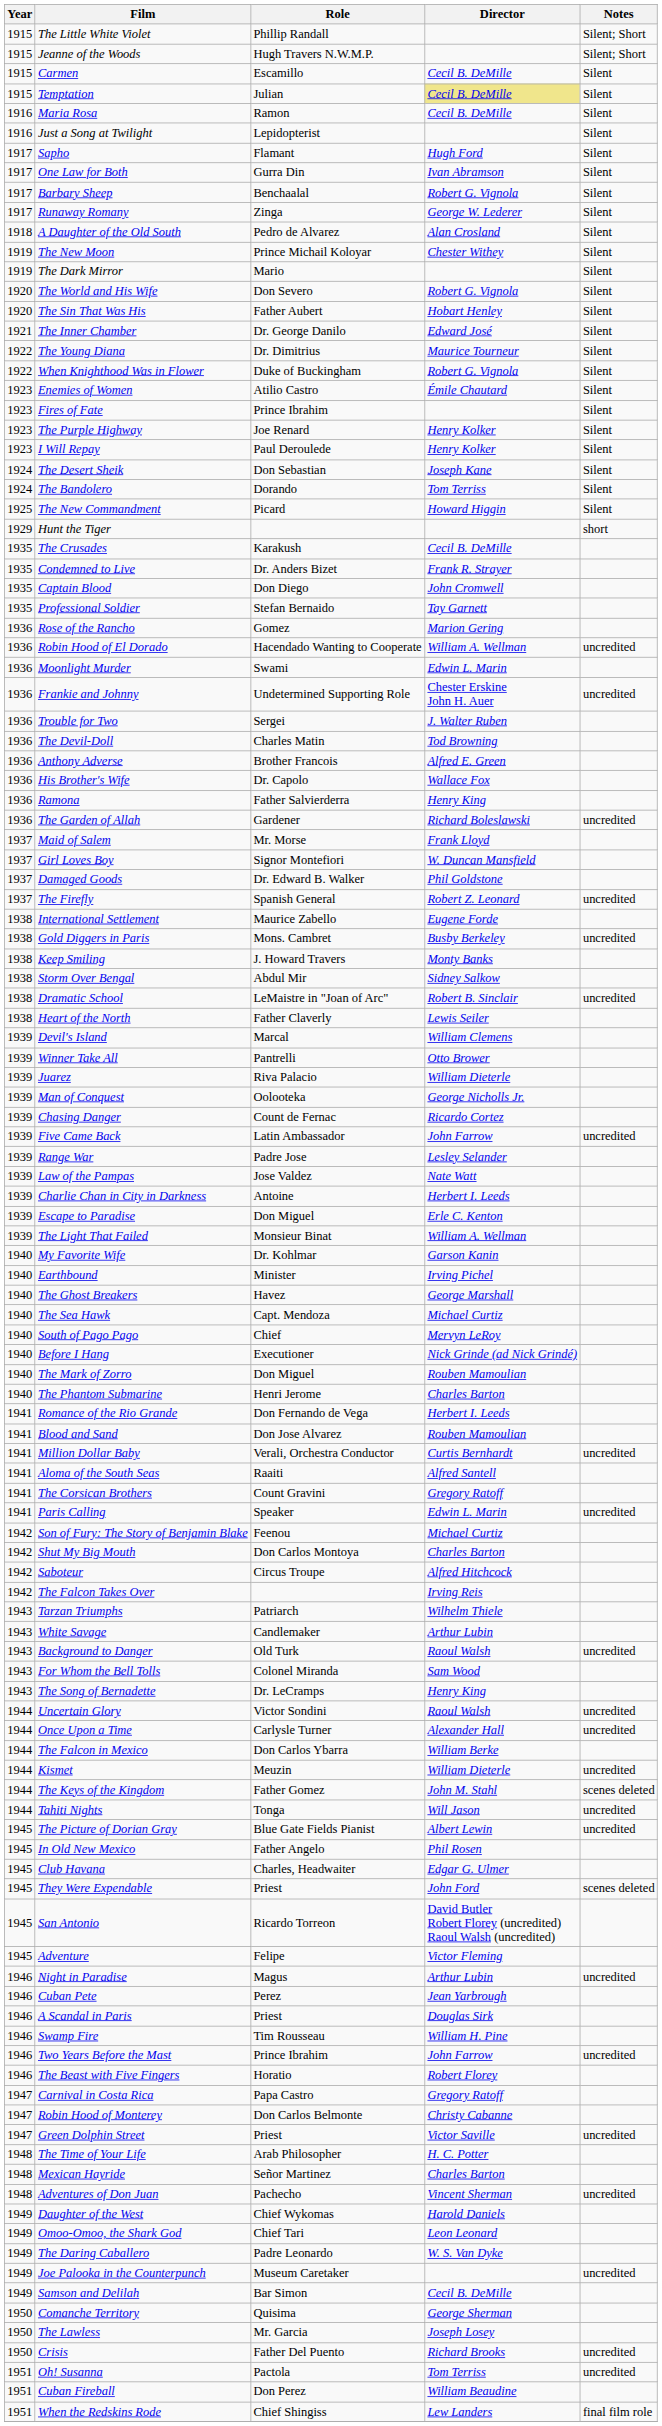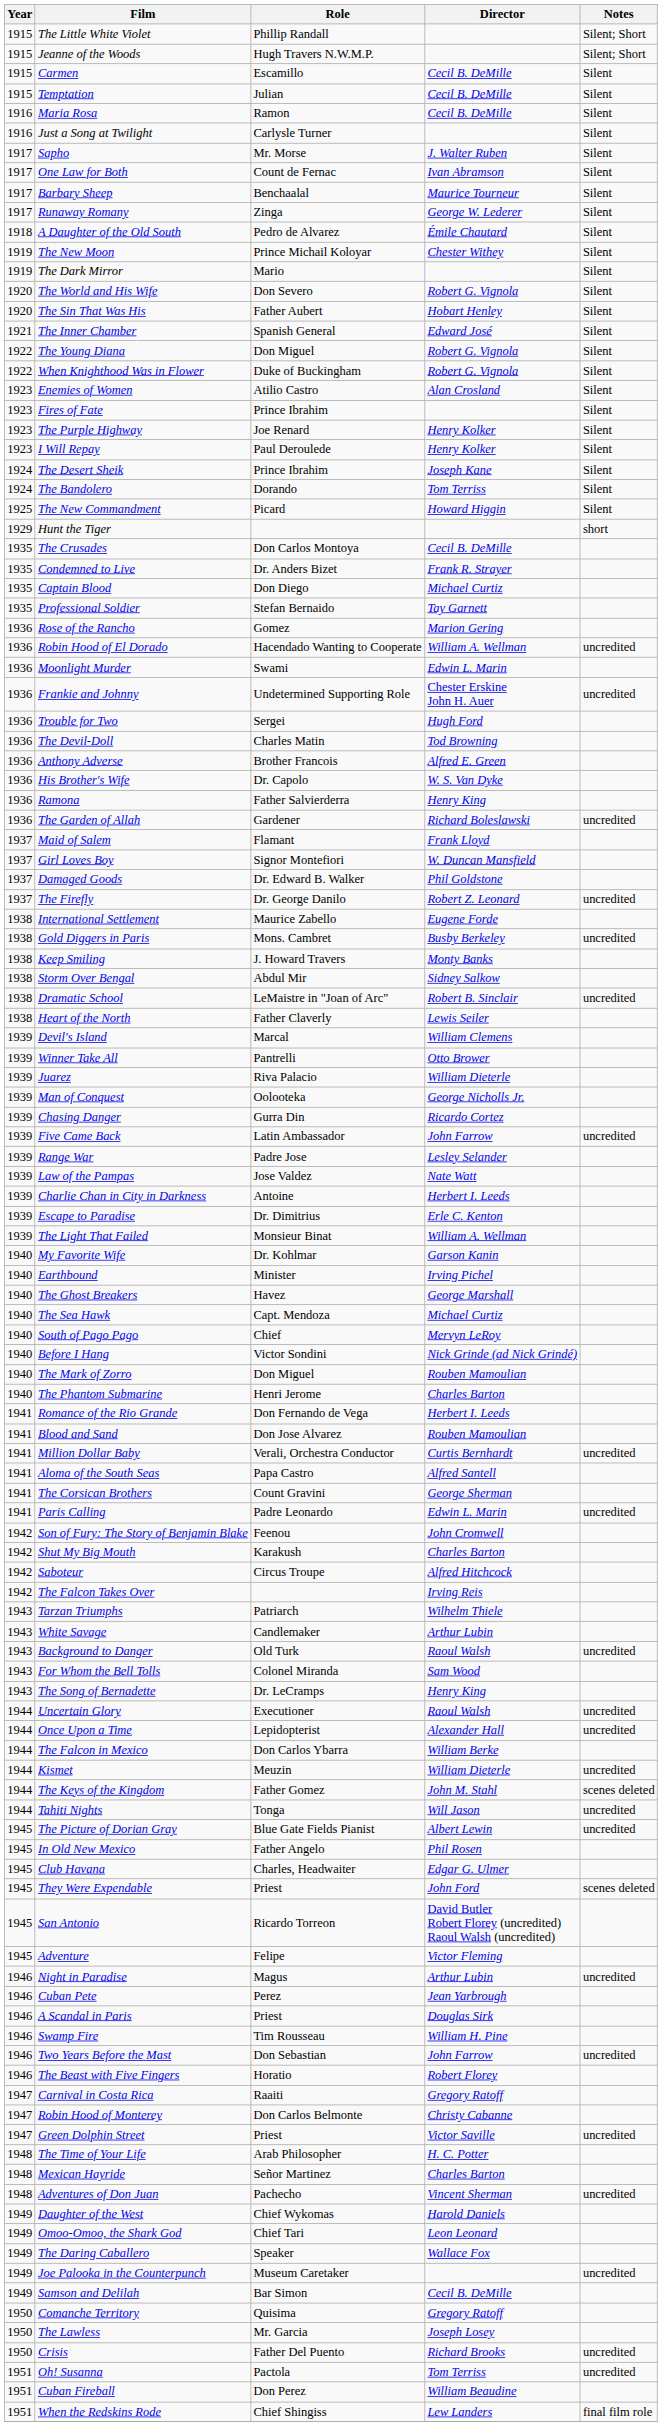(470, 93) khaki background -> (470, 93) no background
(287, 133) Lepidopterist -> (292, 133) Carlysle Turner
(274, 152) Flamant -> (280, 152) Mr. Morse
(455, 152) Hugh Ford -> (467, 152) J. Walter Ruben
(279, 172) Gurra Din -> (295, 172) Count de Fernac
(473, 192) Robert G. Vignola -> (473, 192) Maurice Tourneur
(464, 232) Alan Crosland -> (467, 232) Émile Chautard
(300, 331) Dr. George Danilo -> (295, 331) Spanish General
(287, 350) Dr. Dimitrius -> (284, 350) Don Miguel
(473, 350) Maurice Tourneur -> (473, 350) Robert G. Vignola
(467, 390) Émile Chautard -> (464, 390) Alan Crosland
(290, 469) Don Sebastian -> (291, 469) Prince Ibrahim
(277, 548) Karakush -> (306, 548) Don Carlos Montoya
(465, 588) John Cromwell -> (465, 588) Michael Curtiz
(467, 721) J. Walter Ruben -> (455, 721) Hugh Ford
(459, 780) Wallace Fox -> (465, 780) W. S. Van Dyke
(280, 839) Mr. Morse -> (274, 839) Flamant
(295, 899) Spanish General -> (300, 899) Dr. George Danilo
(295, 1117) Count de Fernac -> (279, 1117) Gurra Din
(284, 1215) Don Miguel -> (287, 1215) Dr. Dimitrius
(284, 1354) Executioner -> (290, 1354) Victor Sondini
(268, 1473) Raaiti -> (283, 1473) Papa Castro
(465, 1493) Gregory Ratoff -> (470, 1493) George Sherman
(274, 1512) Speaker -> (293, 1512) Padre Leonardo
(465, 1532) Michael Curtiz -> (465, 1532) John Cromwell
(306, 1552) Don Carlos Montoya -> (277, 1552) Karakush
(290, 1710) Victor Sondini -> (284, 1710) Executioner
(292, 1730) Carlysle Turner -> (287, 1730) Lepidopterist
(291, 2055) Prince Ibrahim -> (290, 2055) Don Sebastian
(283, 2095) Papa Castro -> (268, 2095) Raaiti
(293, 2253) Padre Leonardo -> (274, 2253) Speaker
(465, 2253) W. S. Van Dyke -> (459, 2253) Wallace Fox
(470, 2312) George Sherman -> (465, 2312) Gregory Ratoff
